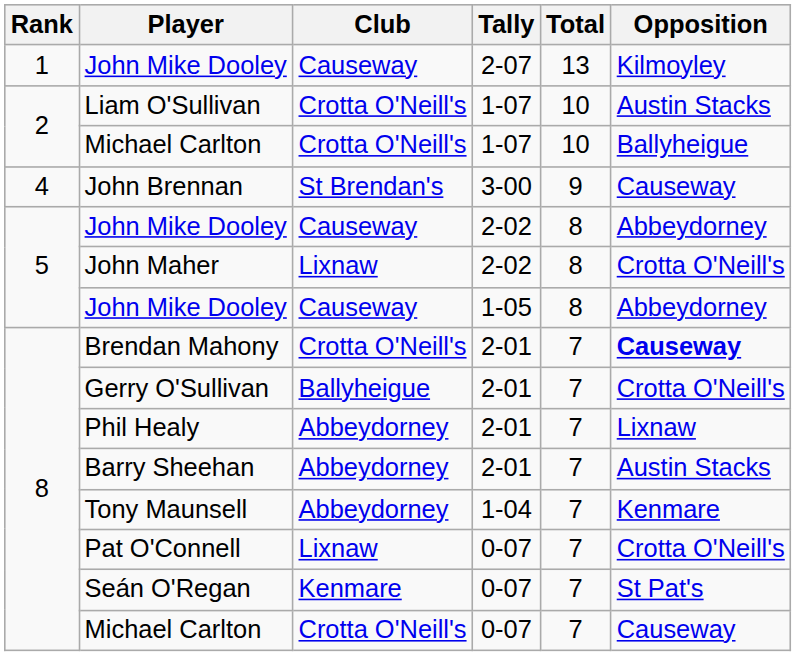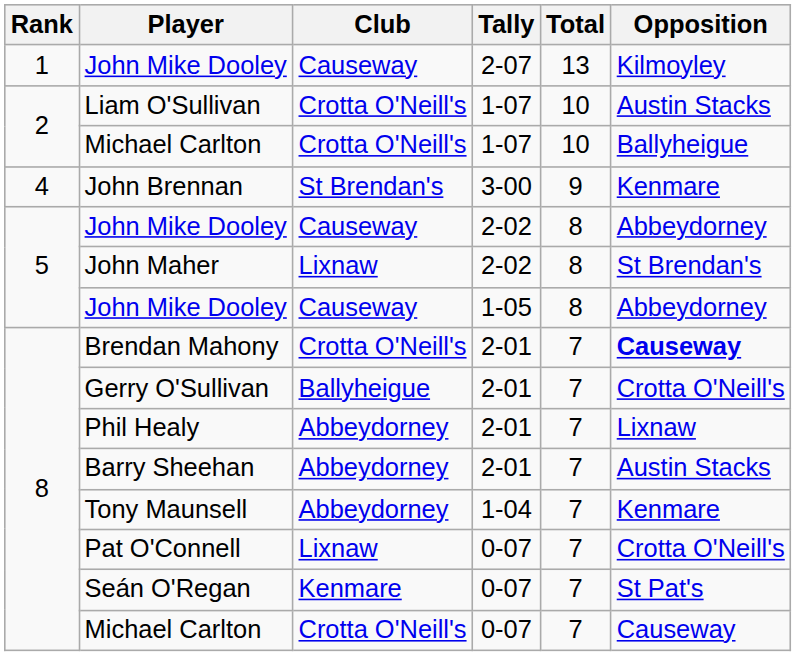(676, 186) Causeway -> (668, 186) Kenmare
(701, 266) Crotta O'Neill's -> (689, 266) St Brendan's
